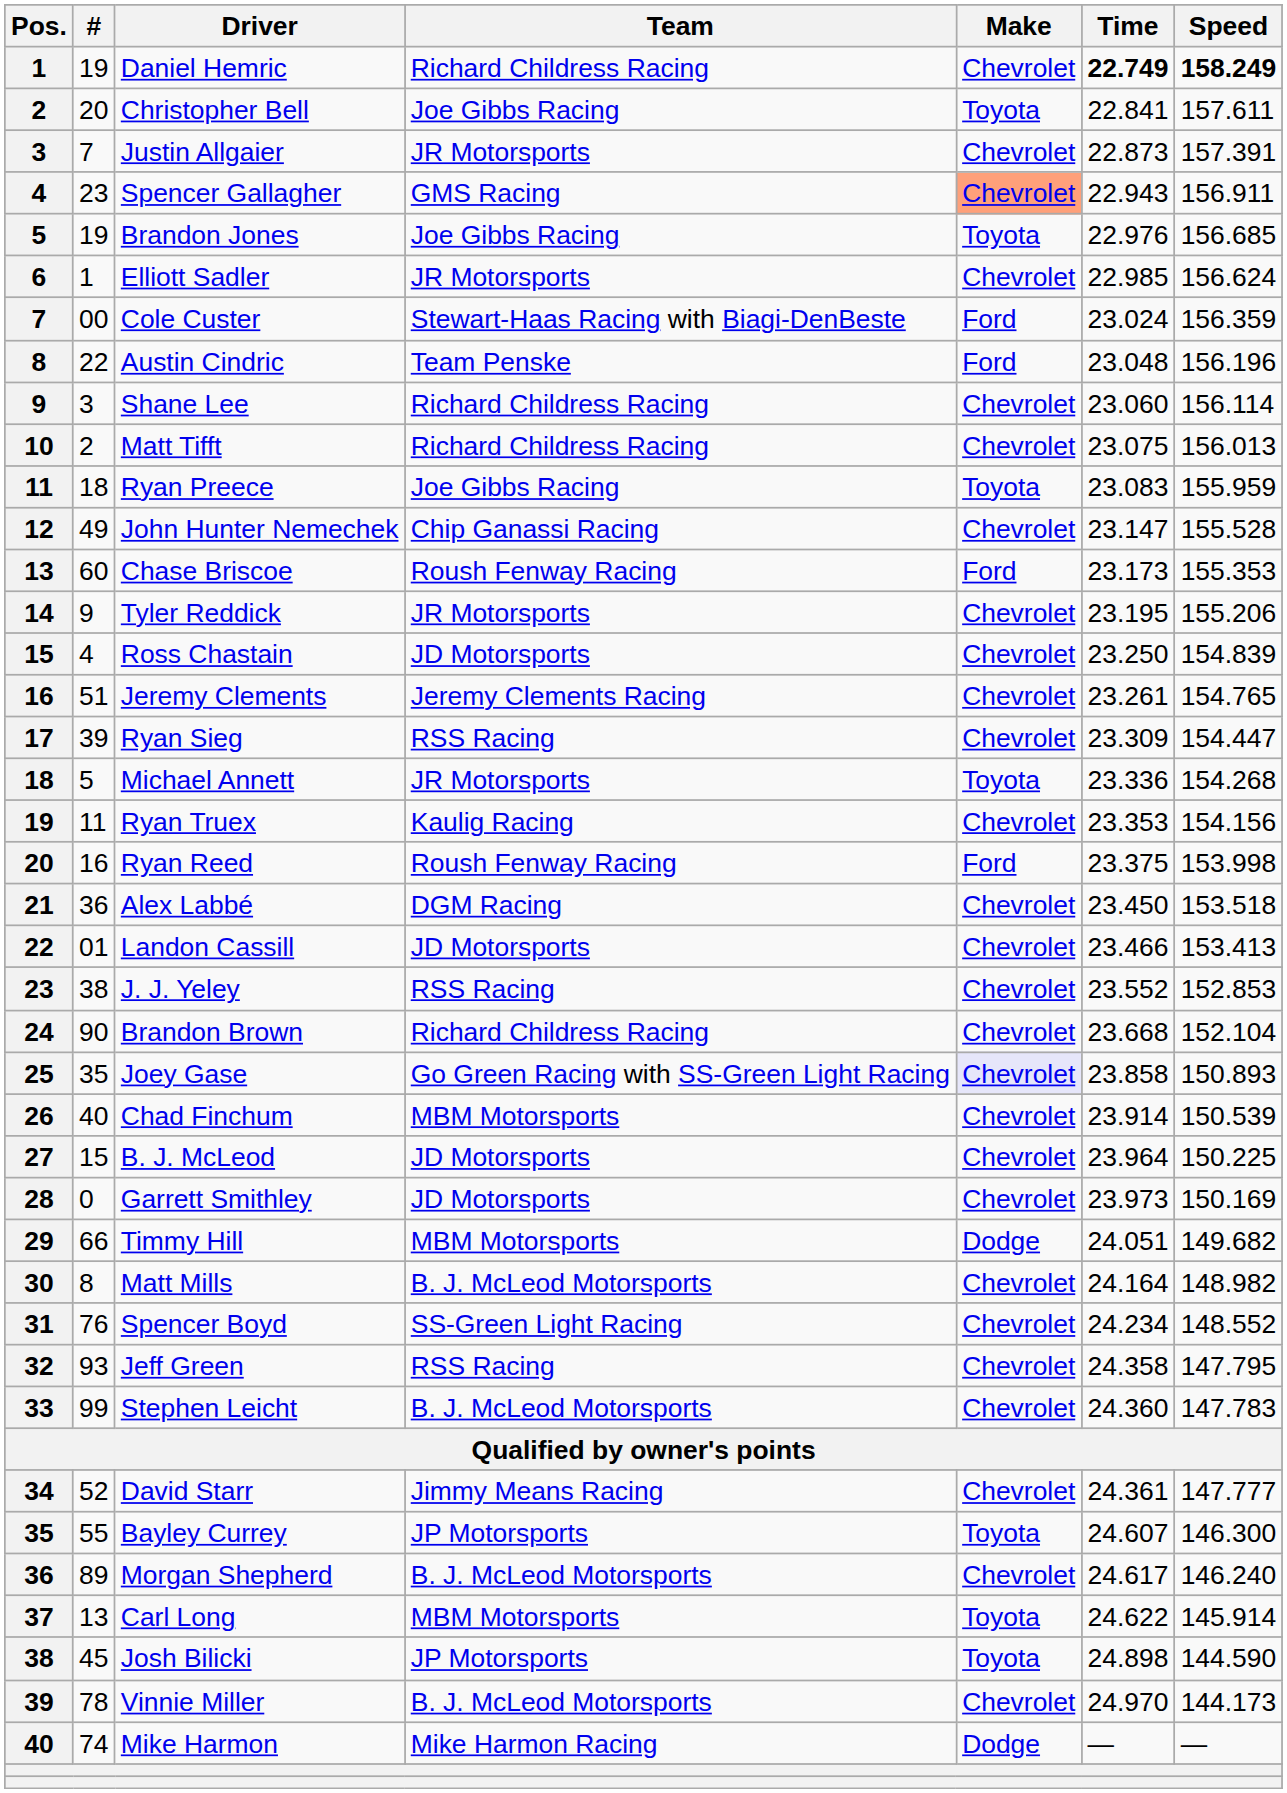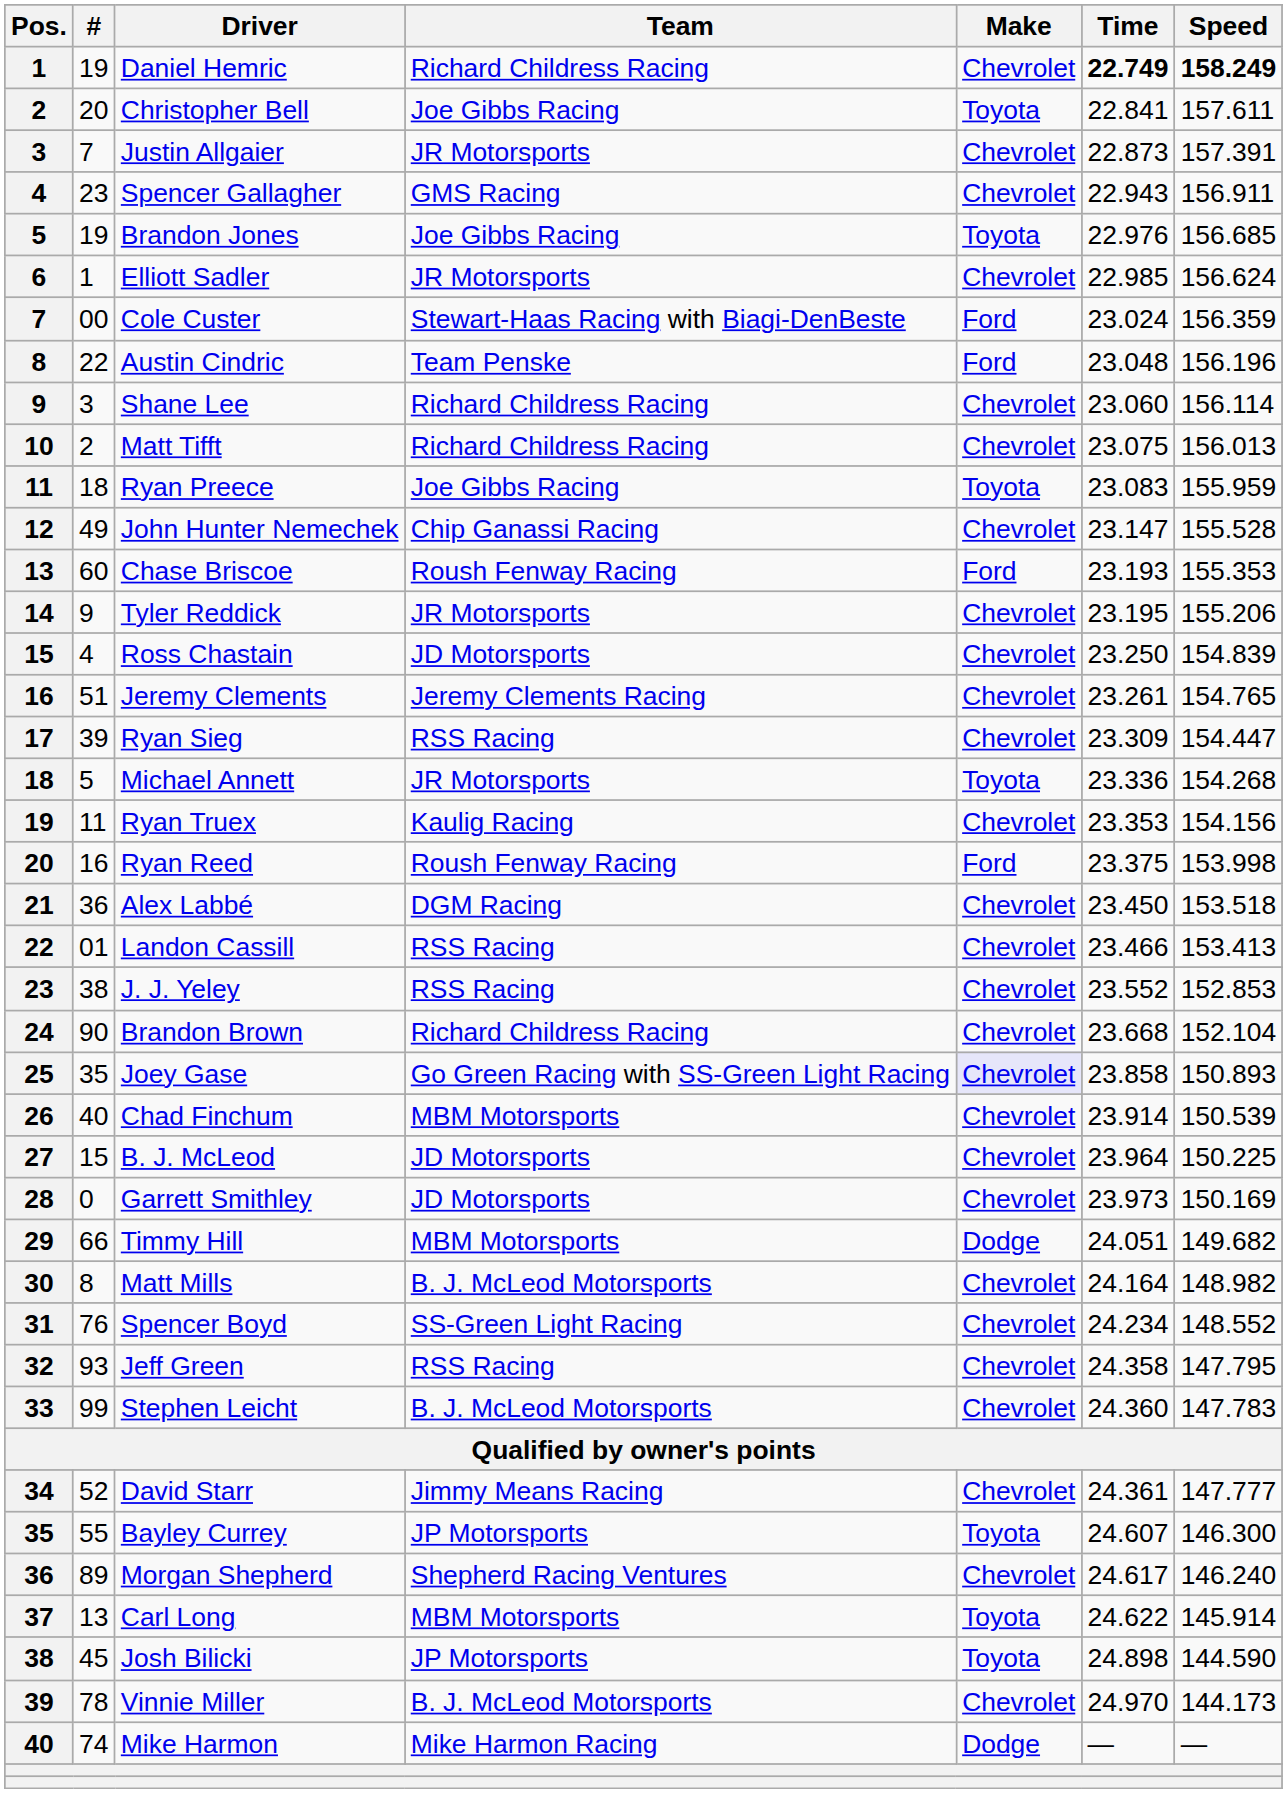(1019, 193) lightsalmon background -> (1019, 193) no background
(1128, 570) 23.173 -> (1128, 570) 23.193
(500, 947) JD Motorsports -> (483, 947) RSS Racing
(561, 1575) B. J. McLeod Motorsports -> (569, 1575) Shepherd Racing Ventures
